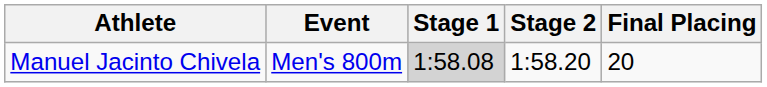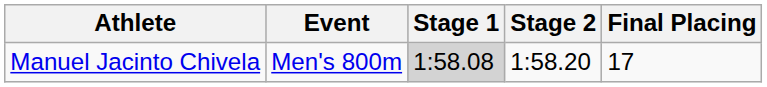(621, 61) 20 -> (621, 61) 17
